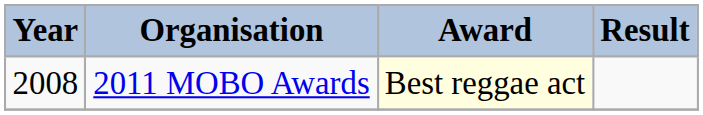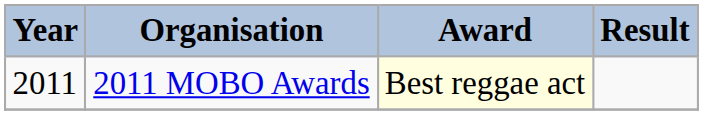(45, 82) 2008 -> (45, 82) 2011
